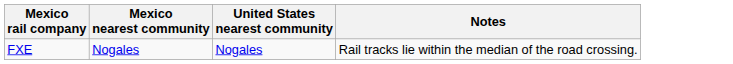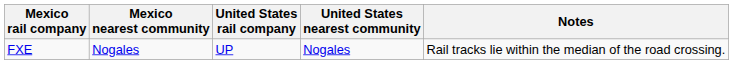+ column: (256, 21)
